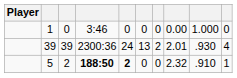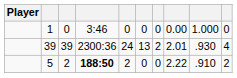(127, 64) bold -> (127, 64) normal
(176, 64) 2.32 -> (176, 64) 2.22
(227, 64) 1 -> (227, 64) 2
